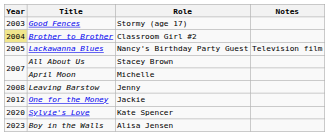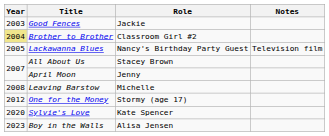(152, 23) Stormy (age 17) -> (131, 23) Jackie
(136, 74) Michelle -> (129, 74) Jenny
(129, 87) Jenny -> (136, 87) Michelle
(131, 100) Jackie -> (152, 100) Stormy (age 17)
